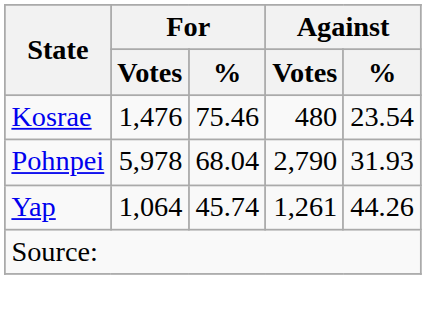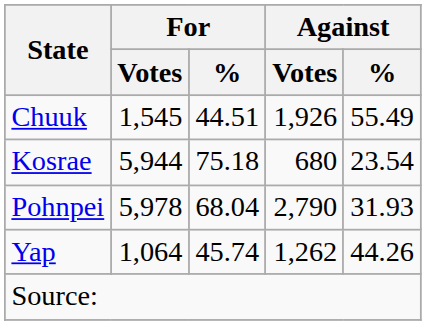+ row: (49, 116)
(150, 116) 1,476 -> (150, 161) 5,944
(227, 116) 75.46 -> (227, 161) 75.18
(316, 116) 480 -> (316, 161) 680
(305, 206) 1,261 -> (305, 251) 1,262
